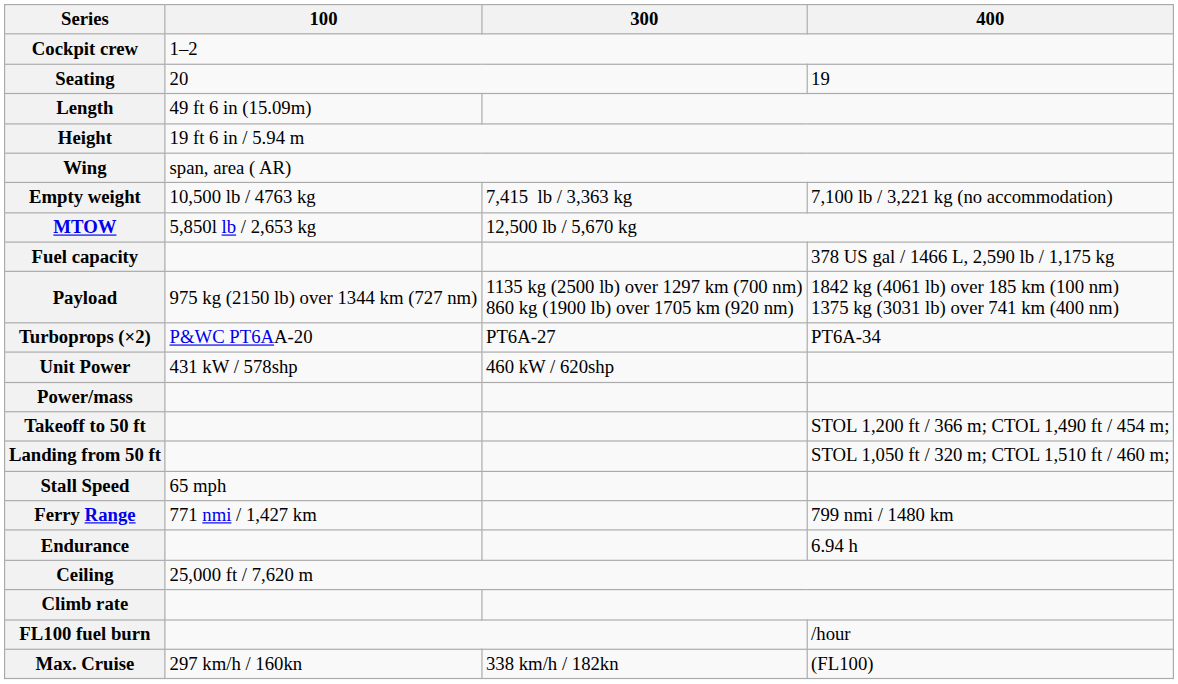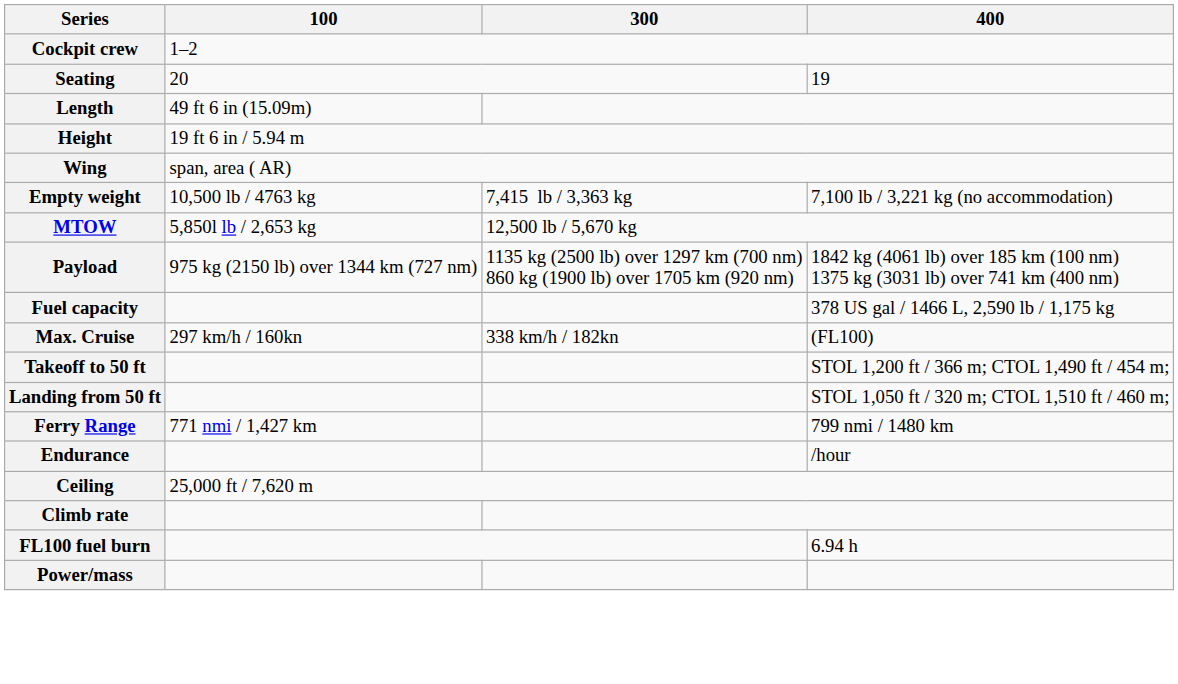rows swapped: (85, 297) <-> (85, 256)
- row: (85, 337)
- row: (85, 366)
rows swapped: (85, 663) <-> (85, 396)
- row: (85, 485)
(834, 545) 6.94 h -> (831, 456) /hour
(831, 634) /hour -> (834, 545) 6.94 h
